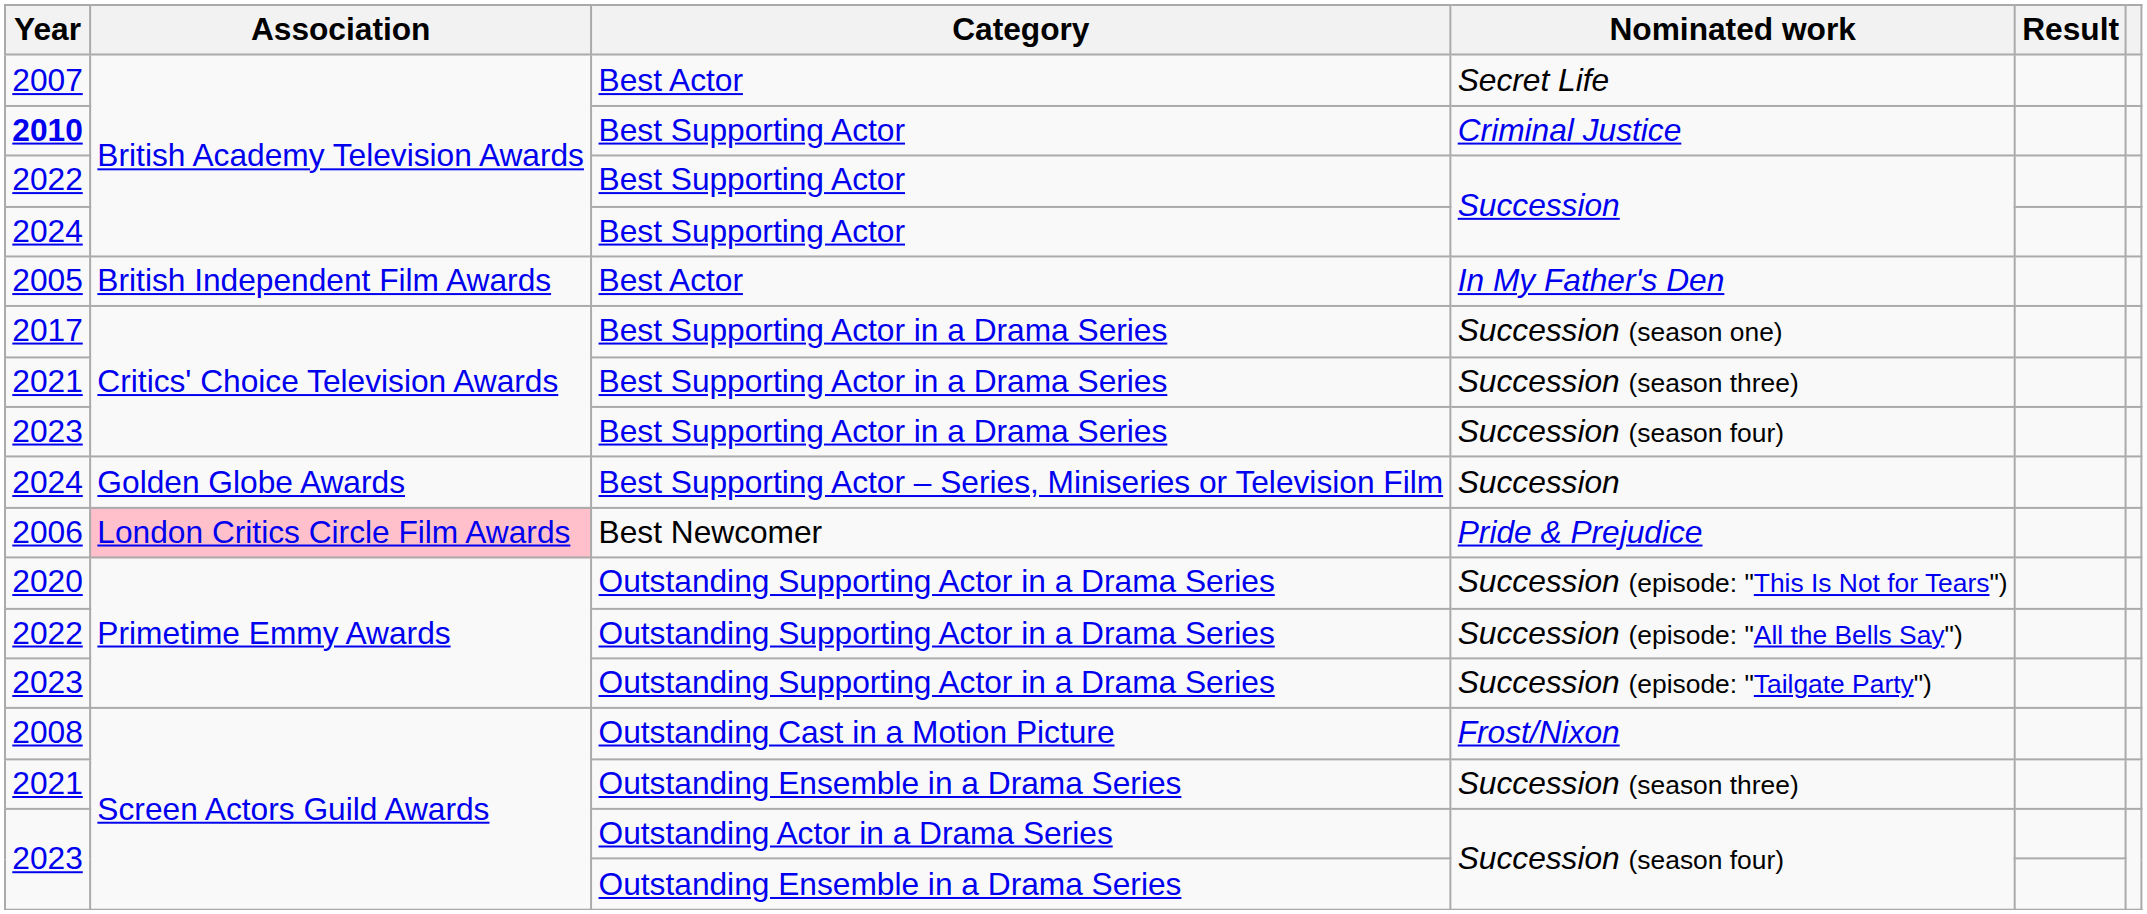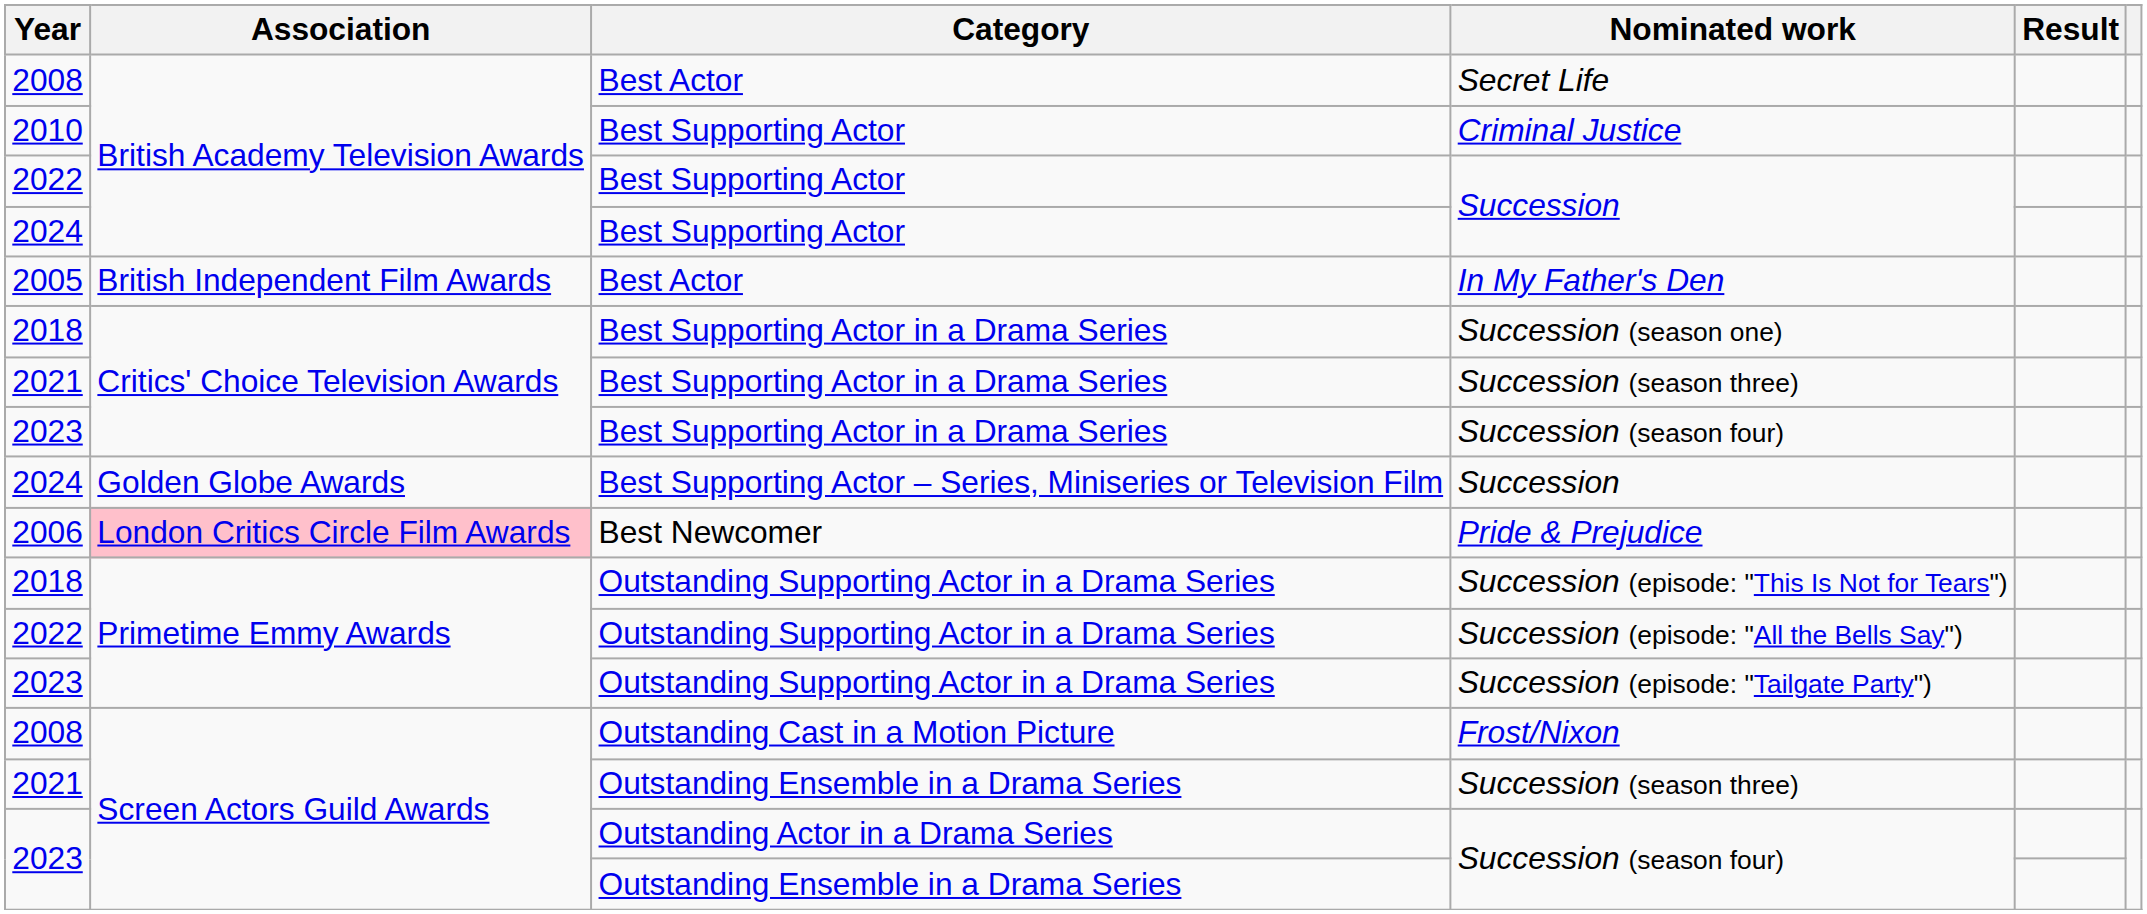(48, 79) 2007 -> (48, 79) 2008
(48, 130) bold -> (48, 130) normal
(48, 331) 2017 -> (48, 331) 2018
(48, 582) 2020 -> (48, 582) 2018
